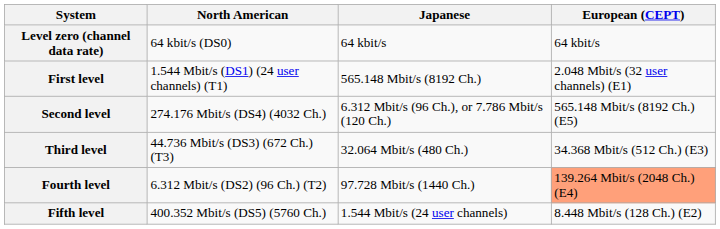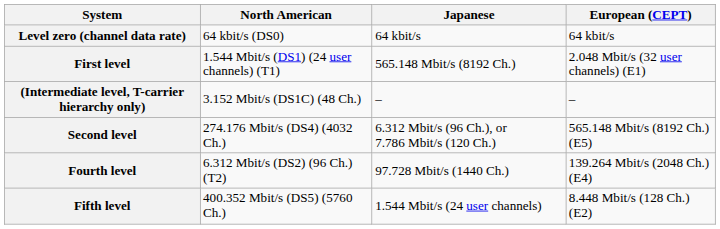+ row: (102, 99)
- row: (76, 149)
(625, 185) lightsalmon background -> (639, 170) no background
